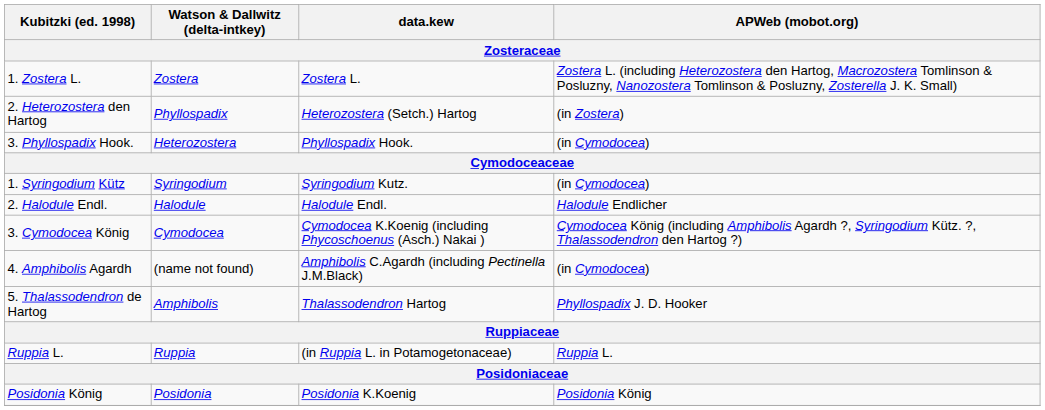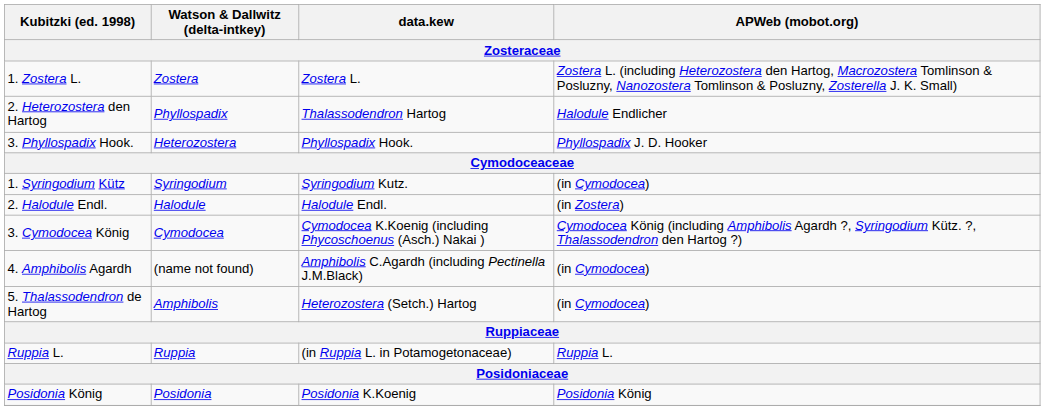(389, 114) Heterozostera (Setch.) Hartog -> (374, 114) Thalassodendron Hartog
(590, 114) (in Zostera) -> (612, 114) Halodule Endlicher
(603, 142) (in Cymodocea) -> (632, 142) Phyllospadix J. D. Hooker
(612, 204) Halodule Endlicher -> (590, 204) (in Zostera)
(374, 304) Thalassodendron Hartog -> (389, 304) Heterozostera (Setch.) Hartog
(632, 304) Phyllospadix J. D. Hooker -> (603, 304) (in Cymodocea)
